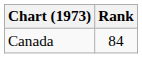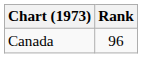(116, 40) 84 -> (116, 40) 96
